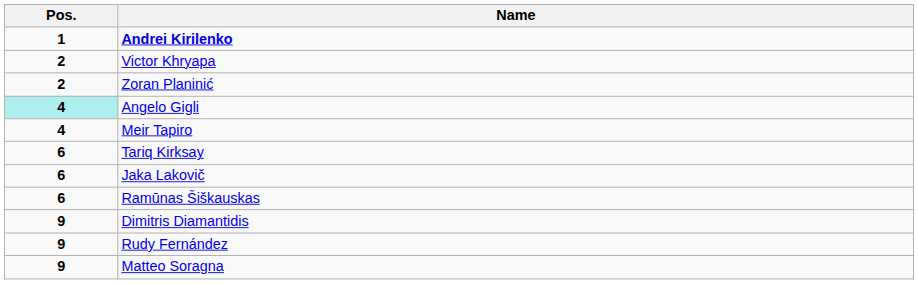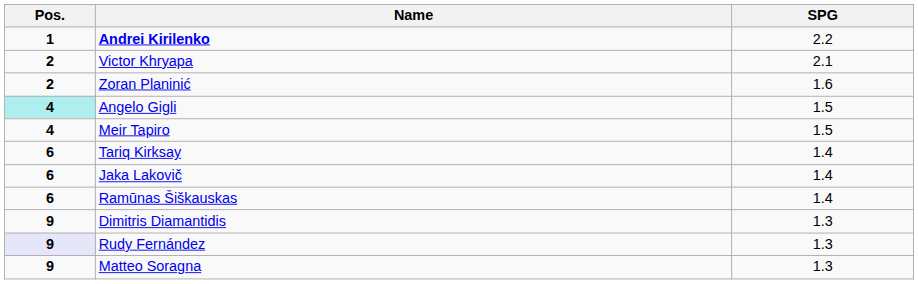+ column: (823, 15)
(61, 244) no background -> (50, 244) lavender background
